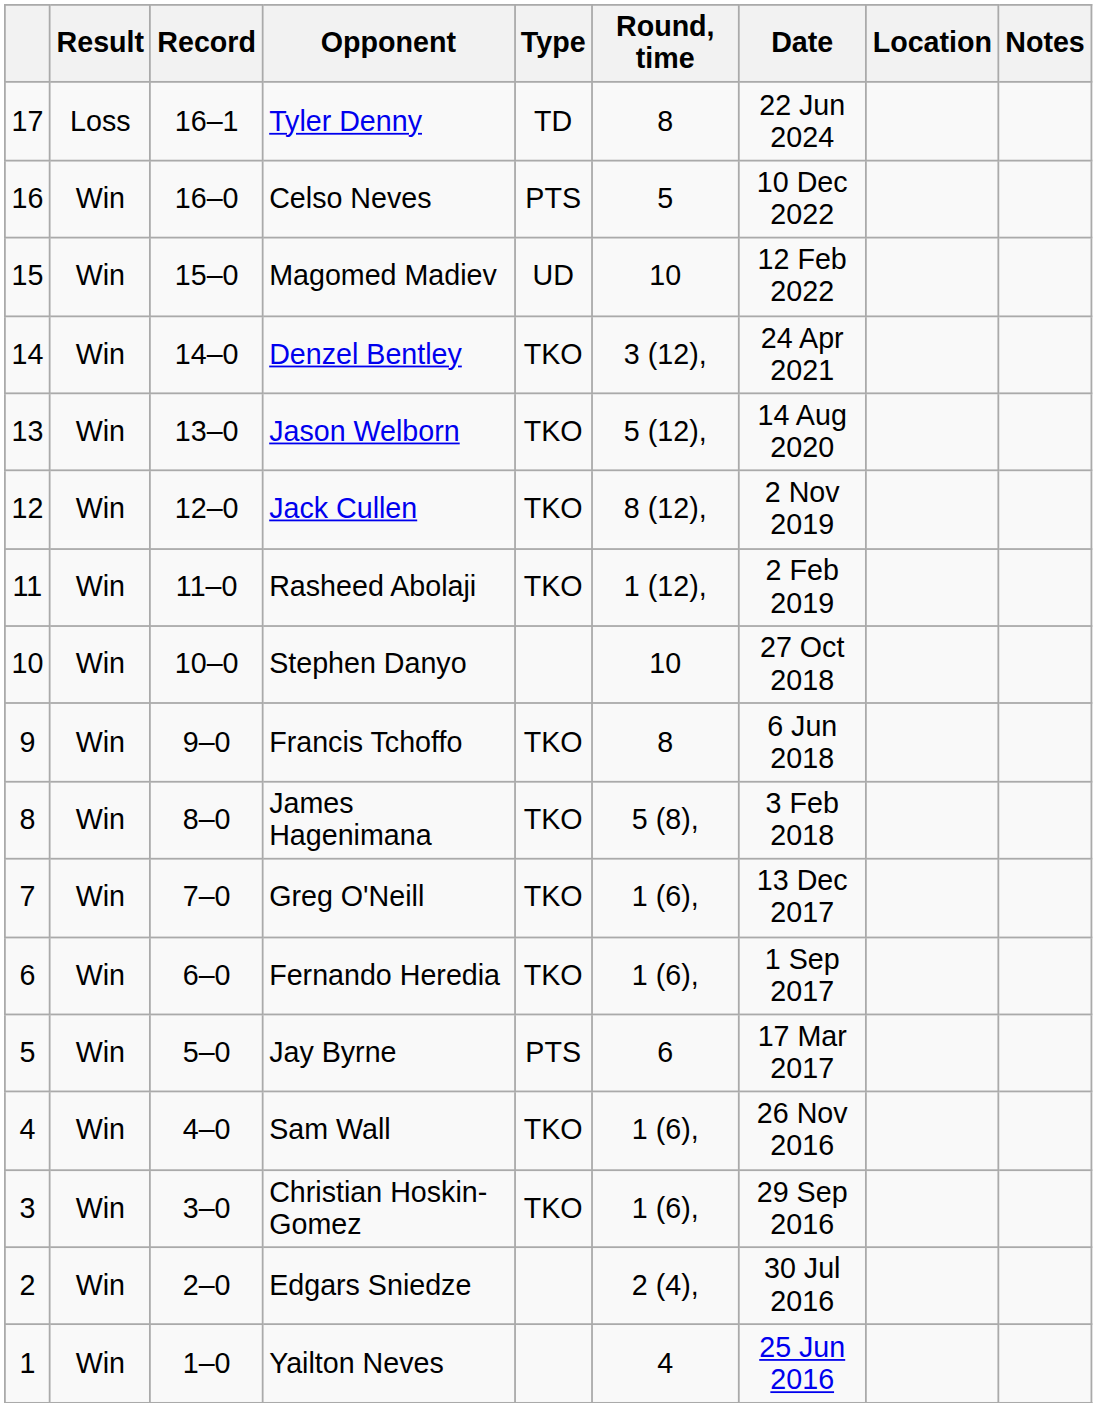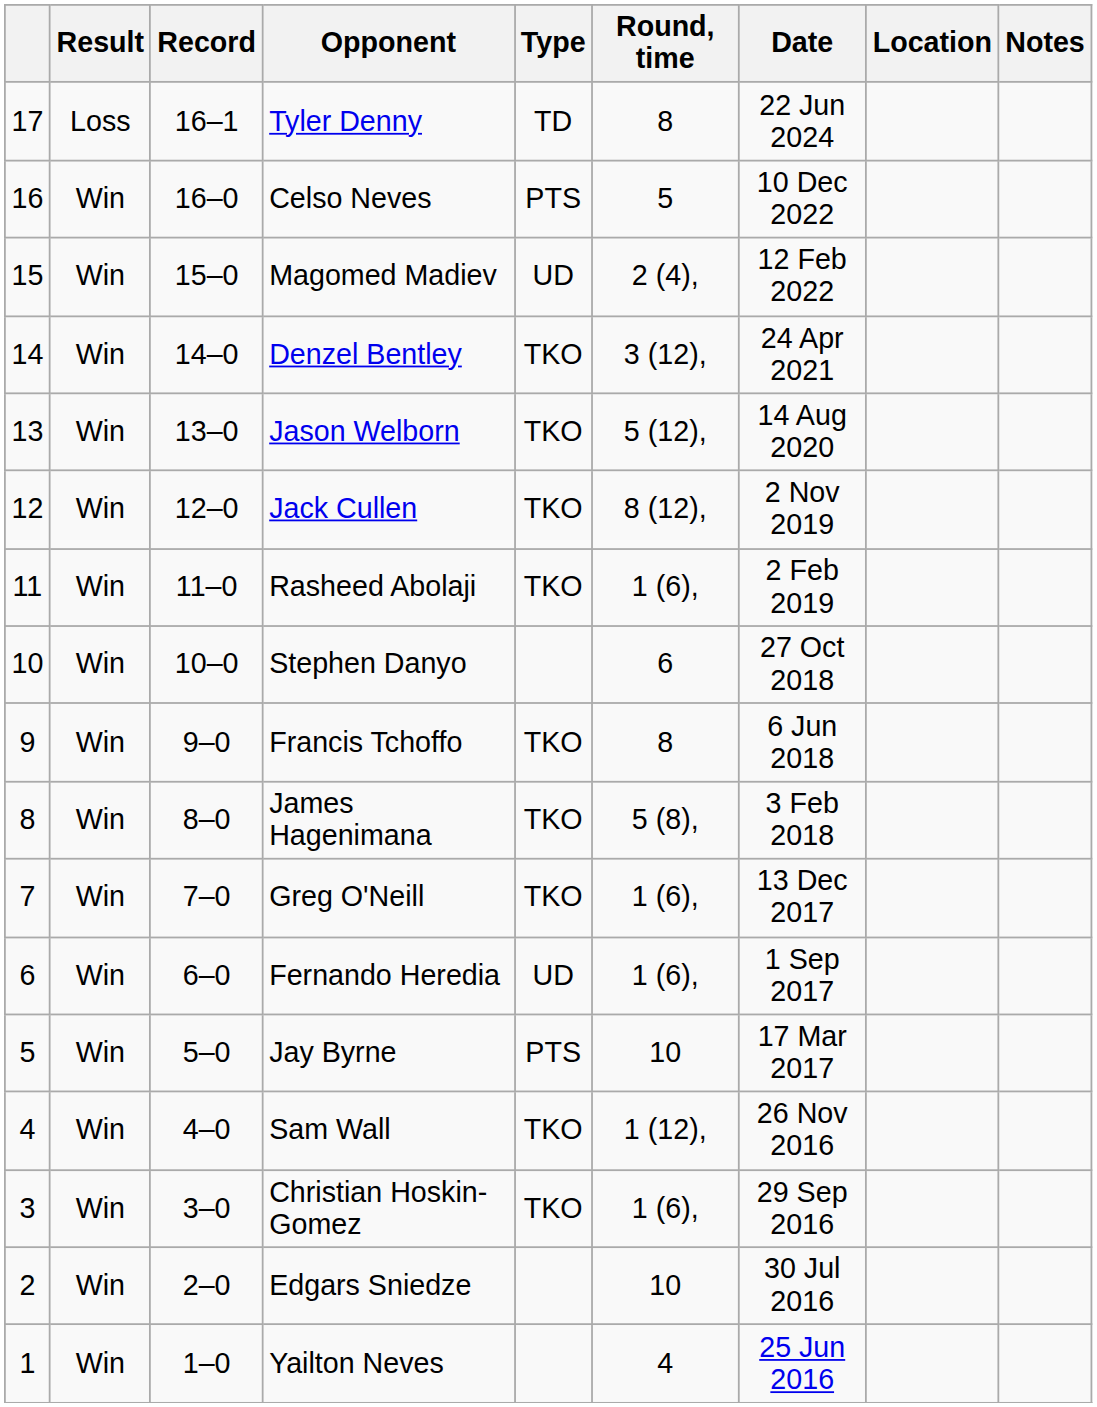(665, 276) 10 -> (665, 276) 2 (4),
(665, 586) 1 (12), -> (665, 586) 1 (6),
(665, 664) 10 -> (665, 664) 6
(553, 975) TKO -> (553, 975) UD
(665, 1052) 6 -> (665, 1052) 10
(665, 1130) 1 (6), -> (665, 1130) 1 (12),
(665, 1285) 2 (4), -> (665, 1285) 10
